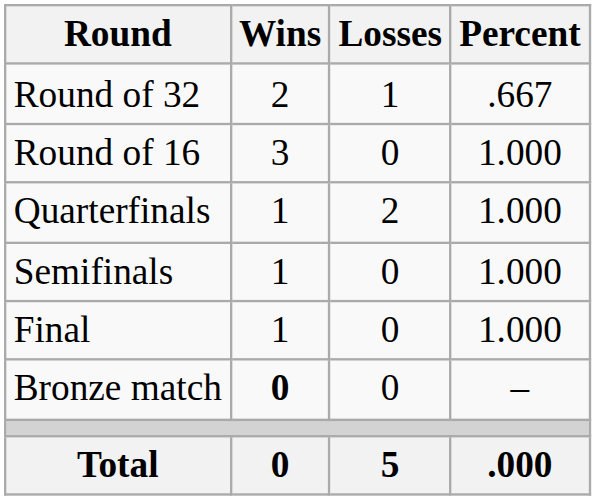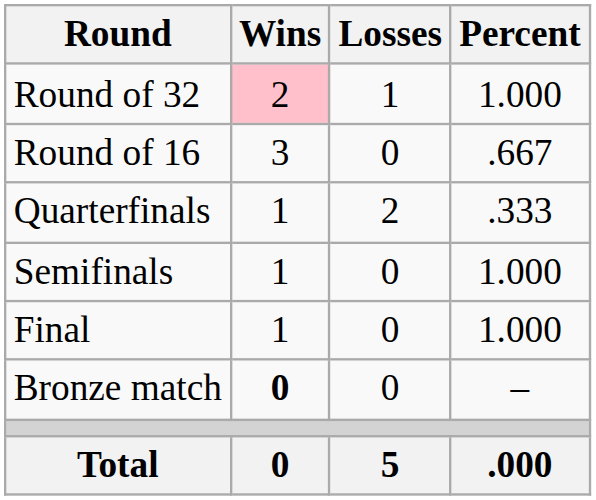(280, 93) no background -> (280, 93) pink background
(520, 93) .667 -> (520, 93) 1.000
(520, 152) 1.000 -> (520, 152) .667
(520, 211) 1.000 -> (520, 211) .333
